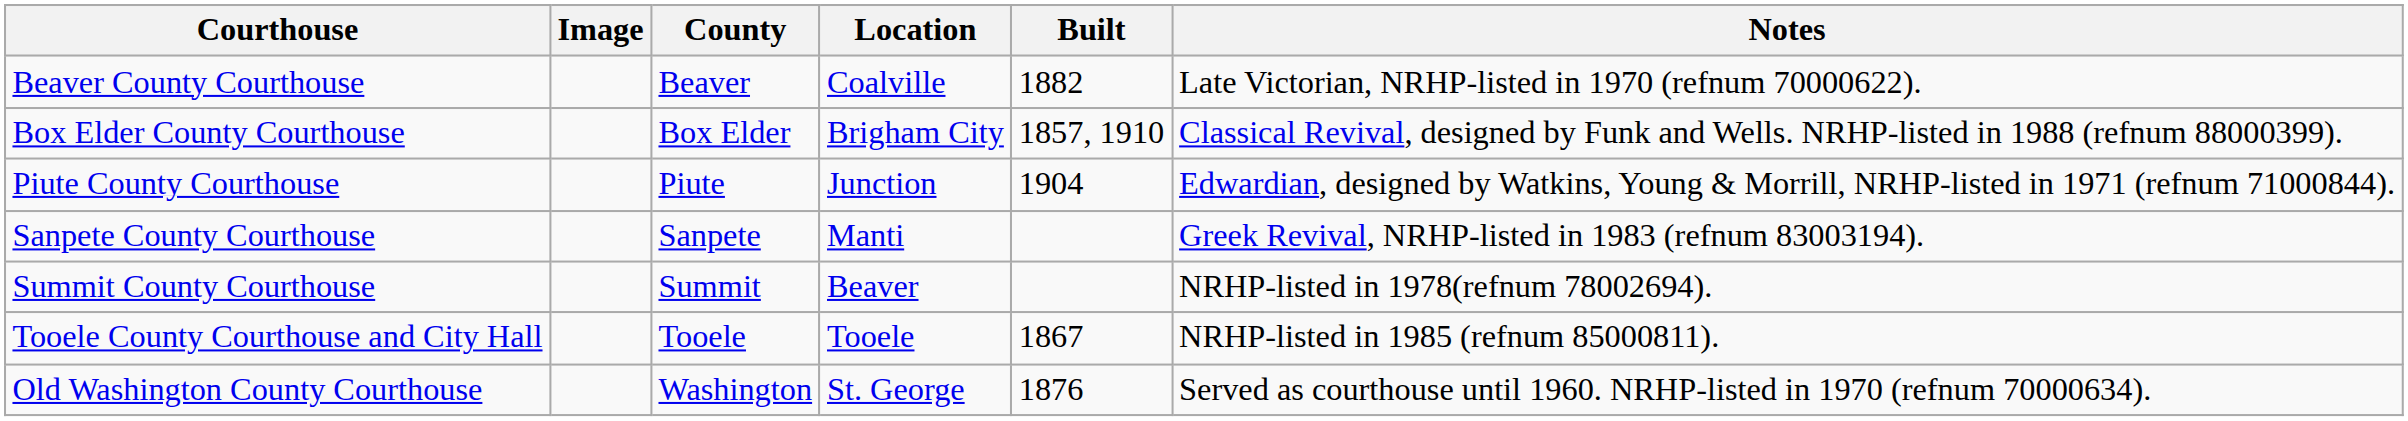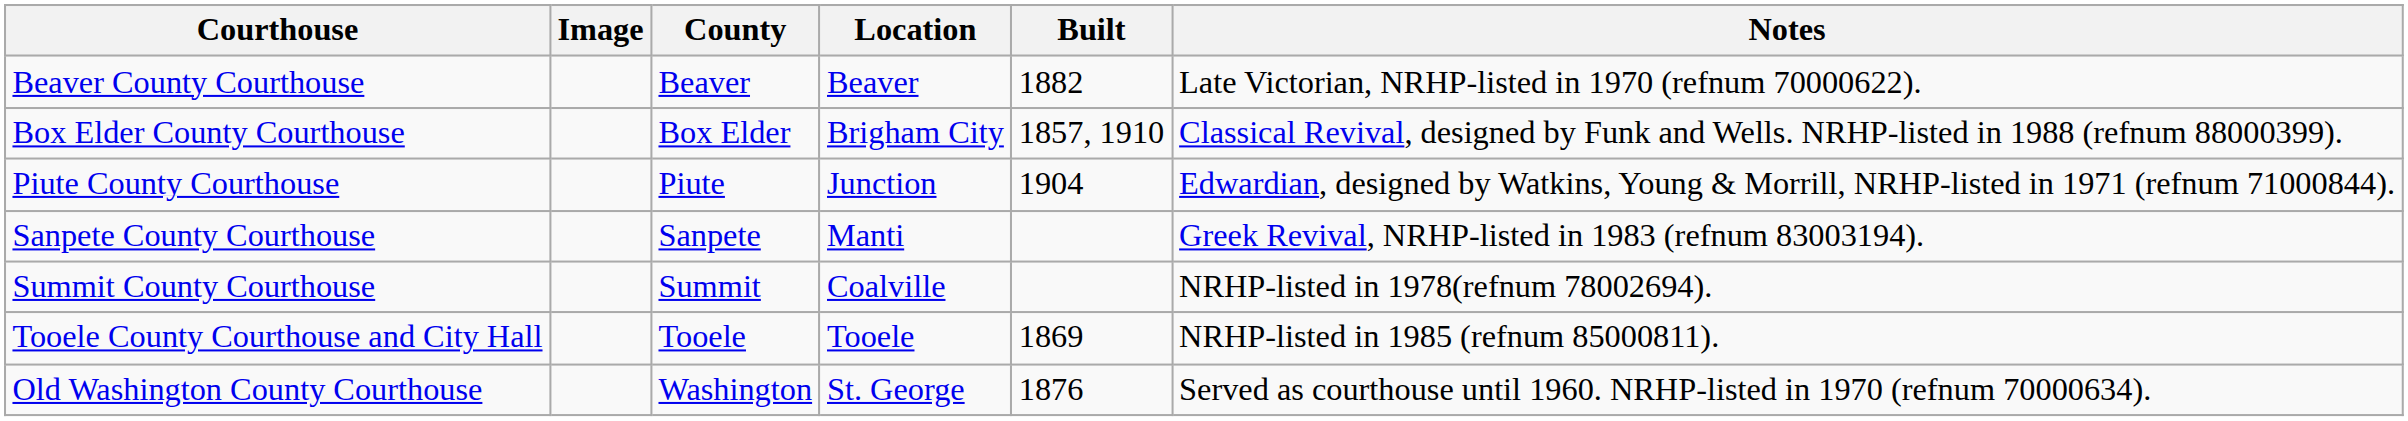(886, 81) Coalville -> (873, 81) Beaver
(873, 286) Beaver -> (886, 286) Coalville
(1051, 337) 1867 -> (1051, 337) 1869
